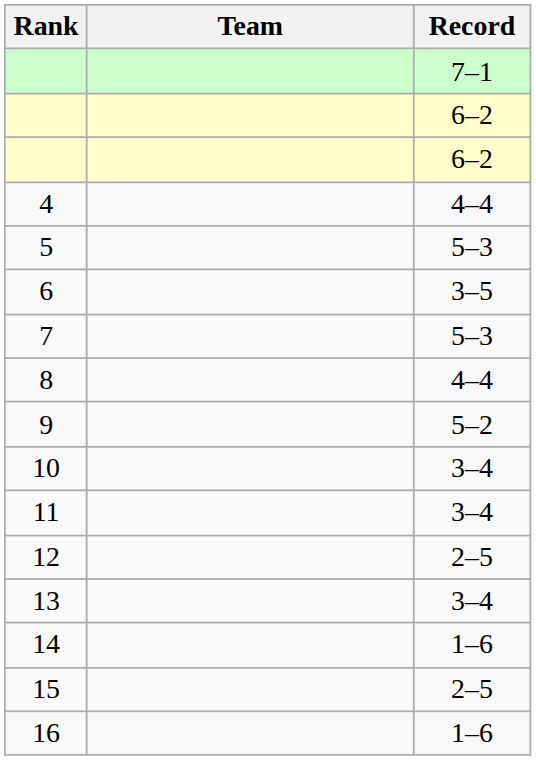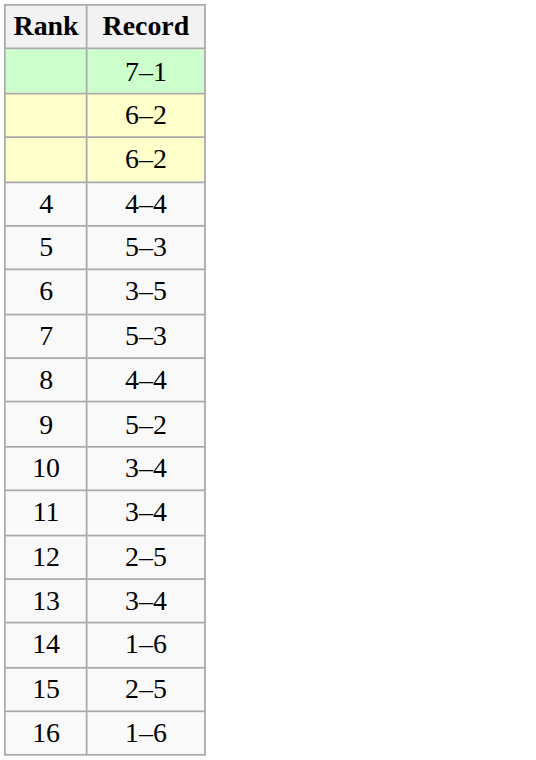- column: (250, 26)
